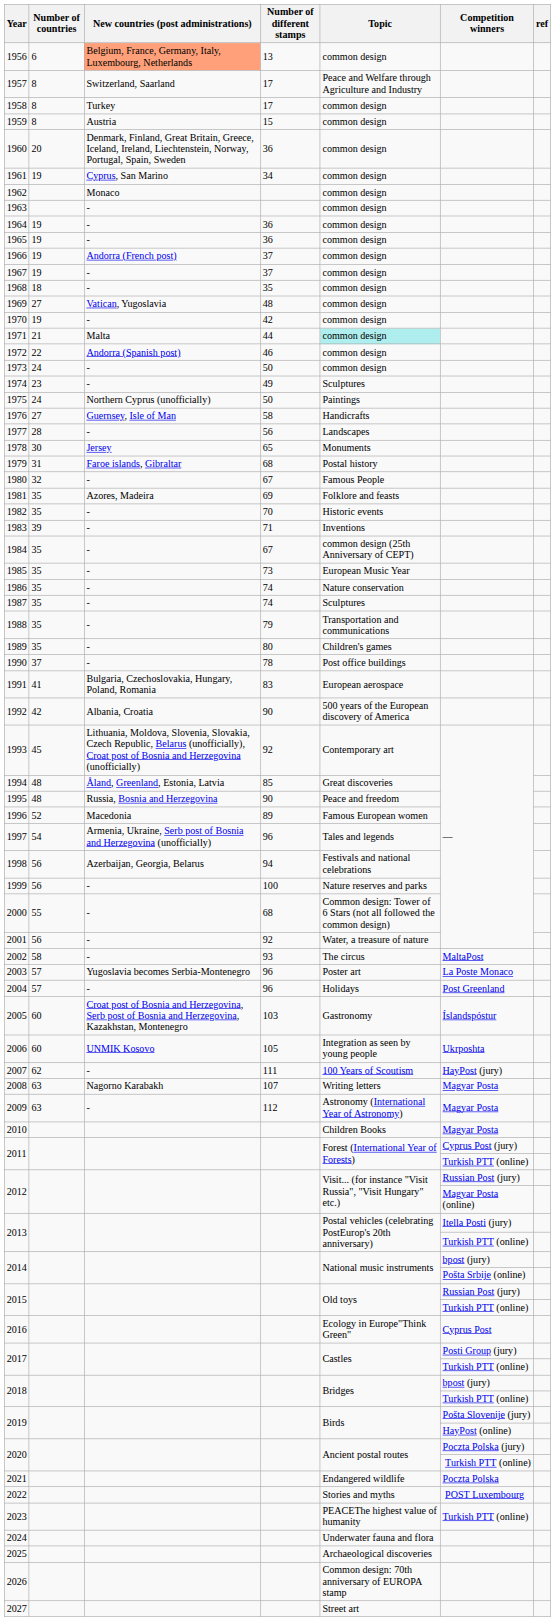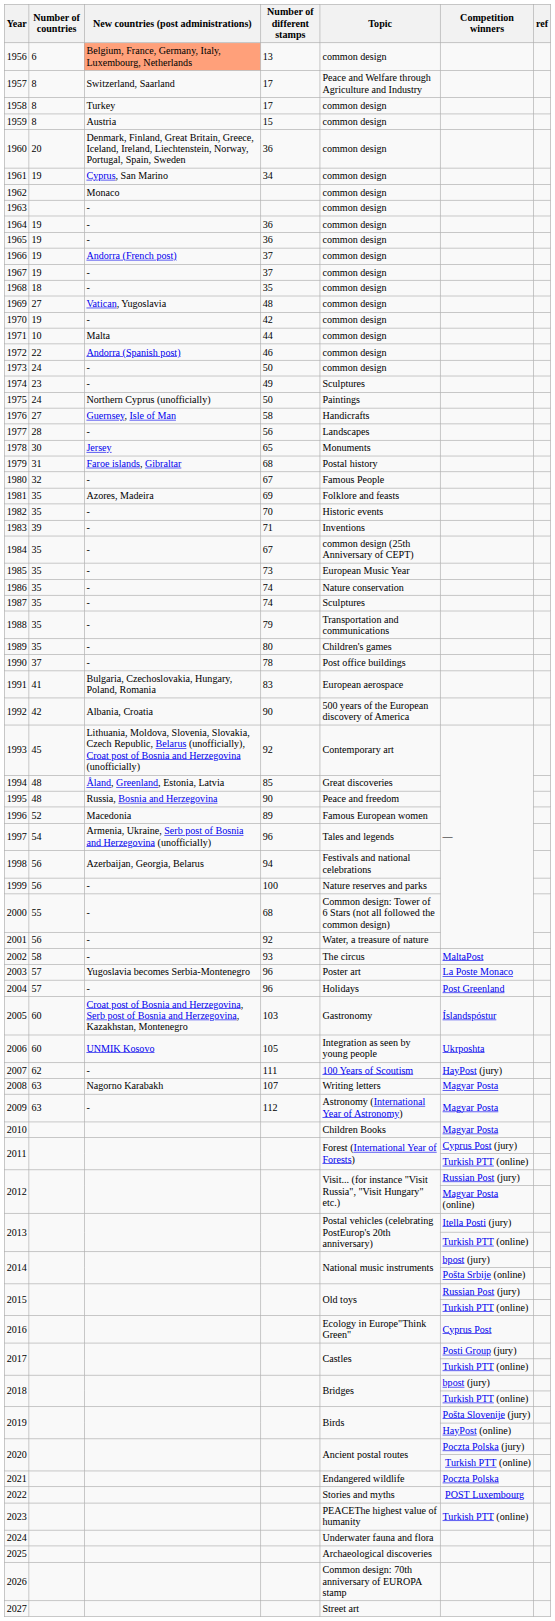(36, 336) 21 -> (36, 336) 10
(355, 336) paleturquoise background -> (355, 336) no background
